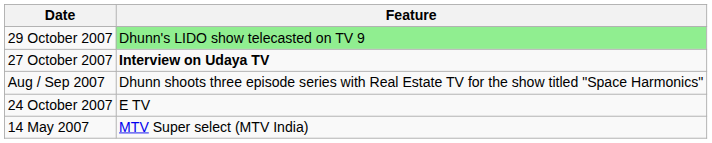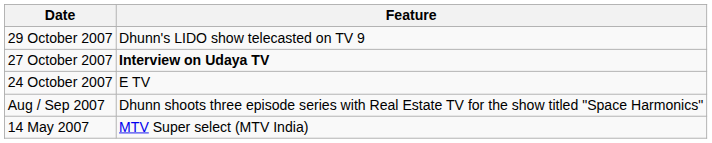(242, 37) lightgreen background -> (242, 37) no background
rows swapped: (60, 104) <-> (56, 82)
